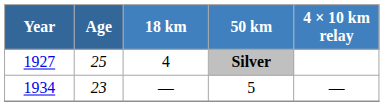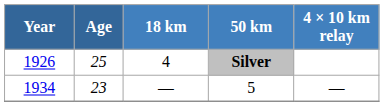(39, 62) 1927 -> (39, 62) 1926
